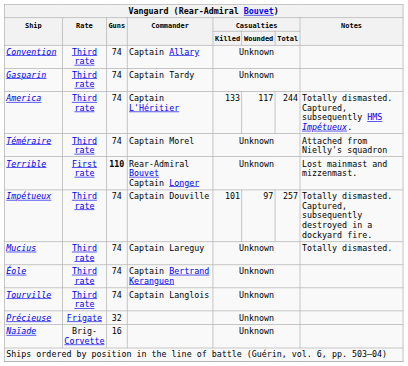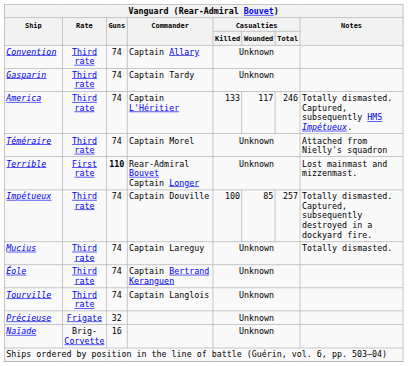(291, 98) 244 -> (291, 98) 246
(233, 196) 101 -> (233, 196) 100
(268, 196) 97 -> (268, 196) 85
